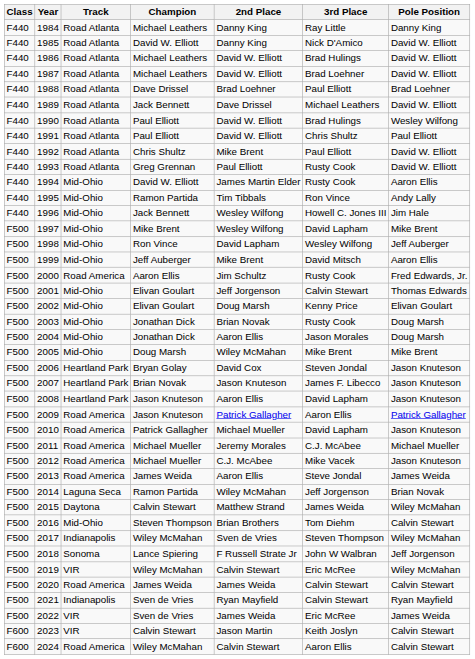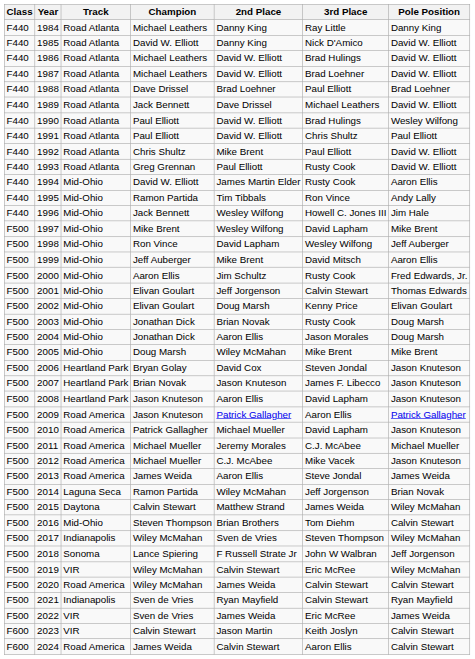(94, 275) Road America -> (83, 275) Mid-Ohio
(162, 584) James Weida -> (168, 584) Wiley McMahan
(168, 646) Wiley McMahan -> (162, 646) James Weida
